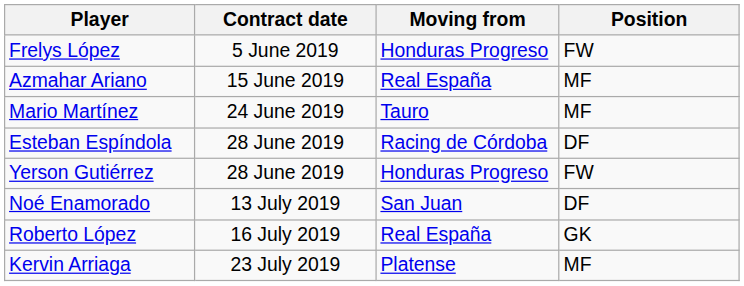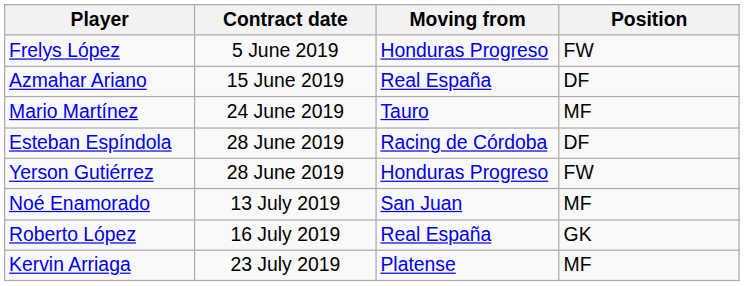(578, 81) MF -> (577, 81) DF
(577, 204) DF -> (578, 204) MF
